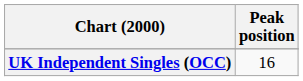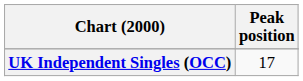(267, 62) 16 -> (267, 62) 17
